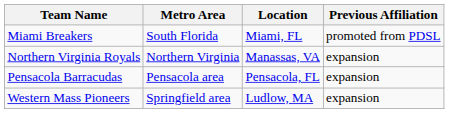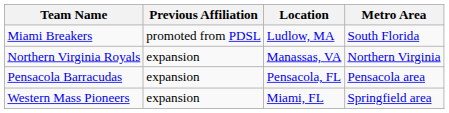columns swapped: (193, 14) <-> (383, 14)
(274, 35) Miami, FL -> (301, 35) Ludlow, MA
(279, 98) Ludlow, MA -> (295, 98) Miami, FL
